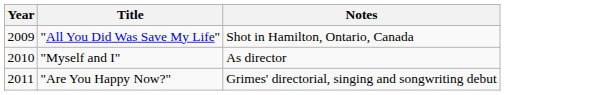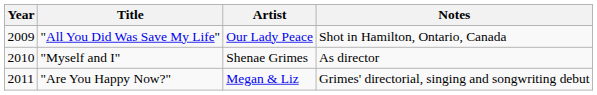+ column: (270, 15)
